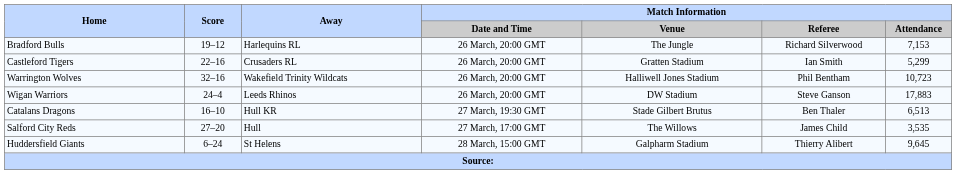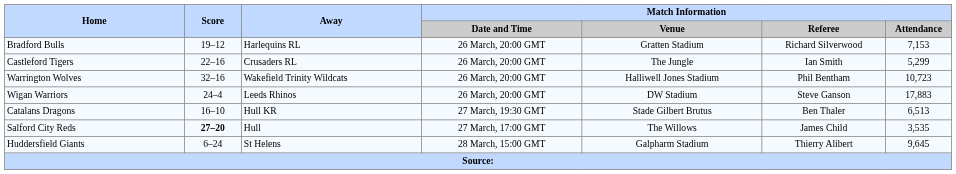(672, 45) The Jungle -> (672, 45) Gratten Stadium
(672, 62) Gratten Stadium -> (672, 62) The Jungle
(213, 128) normal -> (213, 128) bold
